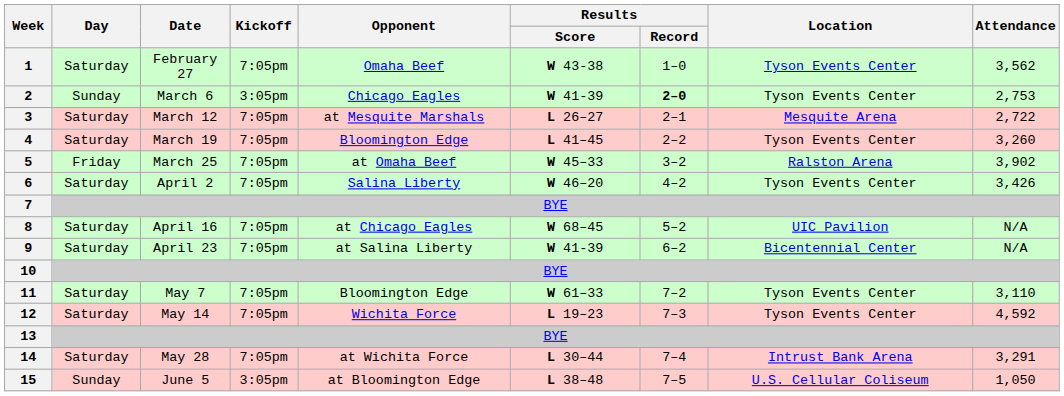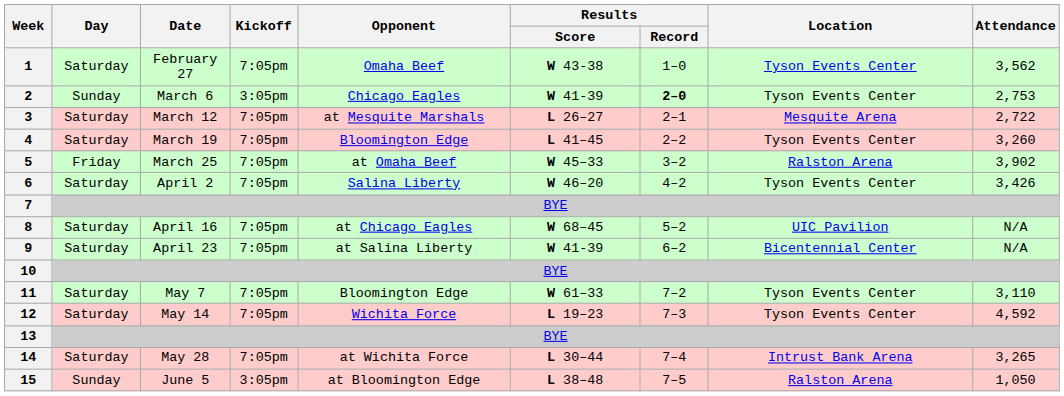(1016, 358) 3,291 -> (1016, 358) 3,265
(840, 380) U.S. Cellular Coliseum -> (840, 380) Ralston Arena
